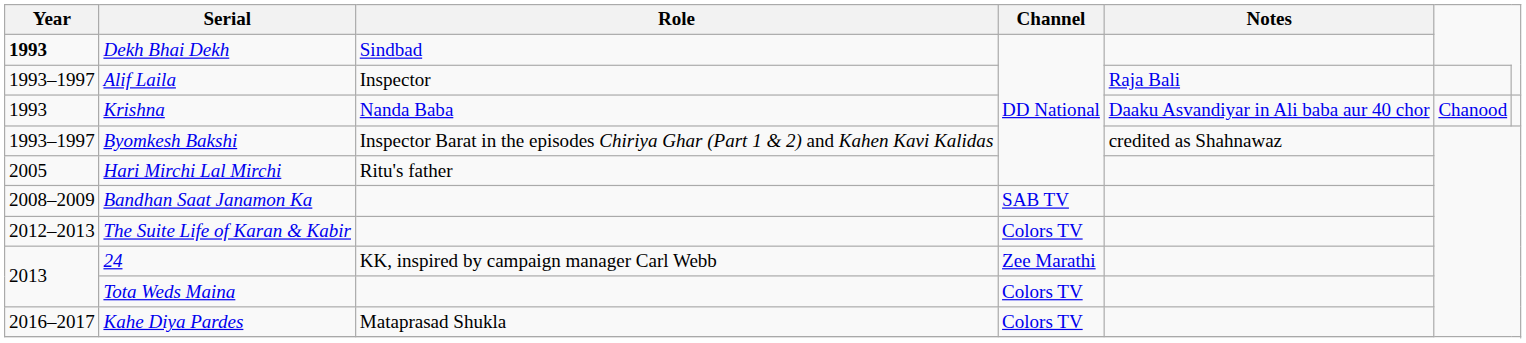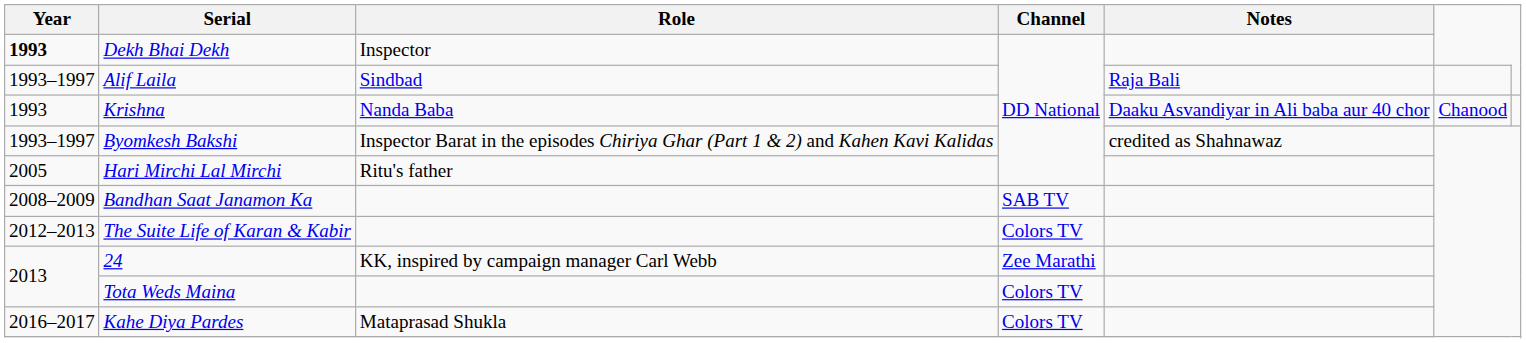(391, 49) Sindbad -> (395, 49) Inspector
(395, 79) Inspector -> (391, 79) Sindbad
